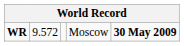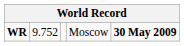(45, 31) 9.572 -> (45, 31) 9.752
